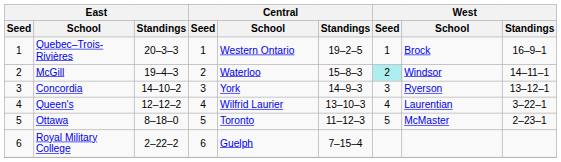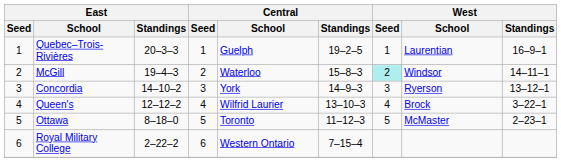(257, 50) Western Ontario -> (237, 50) Guelph
(417, 50) Brock -> (428, 50) Laurentian
(428, 105) Laurentian -> (417, 105) Brock
(237, 143) Guelph -> (257, 143) Western Ontario
